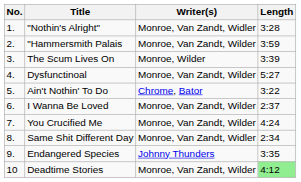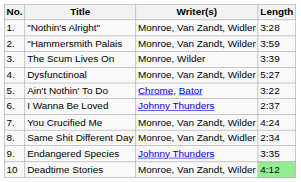(197, 106) Monroe, Van Zandt, Wilder -> (176, 106) Johnny Thunders
